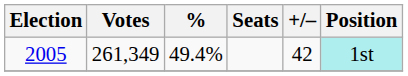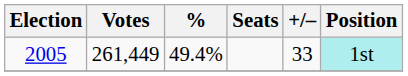(126, 53) 261,349 -> (126, 53) 261,449
(302, 53) 42 -> (302, 53) 33
